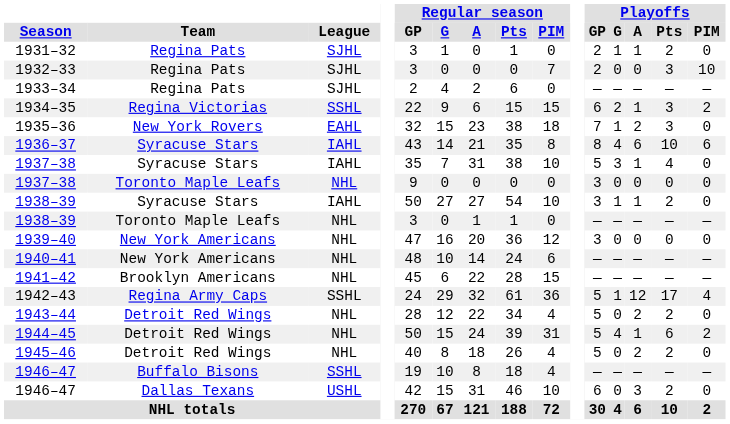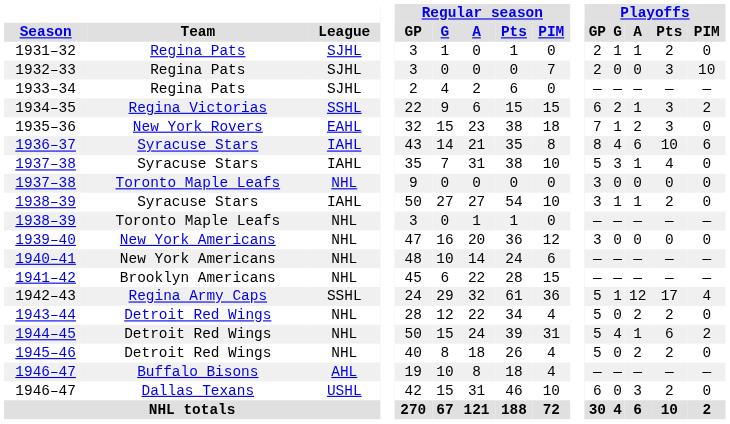(344, 372) SSHL -> (344, 372) AHL
